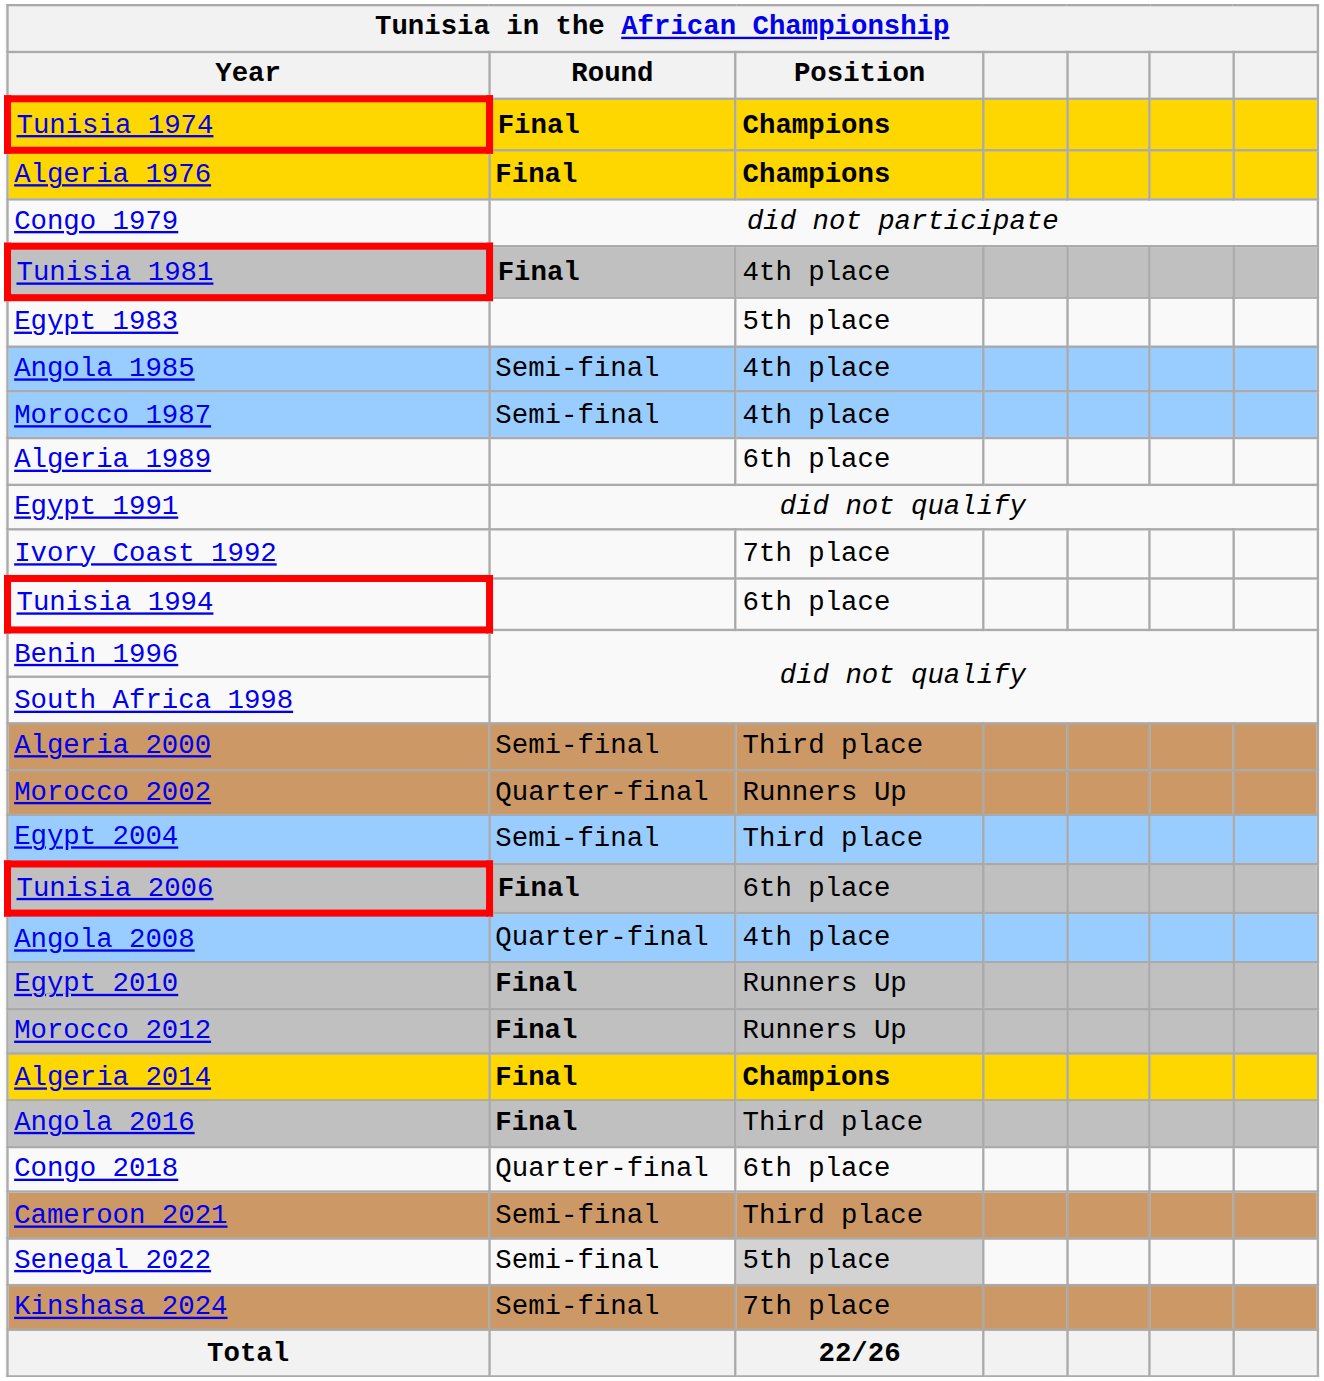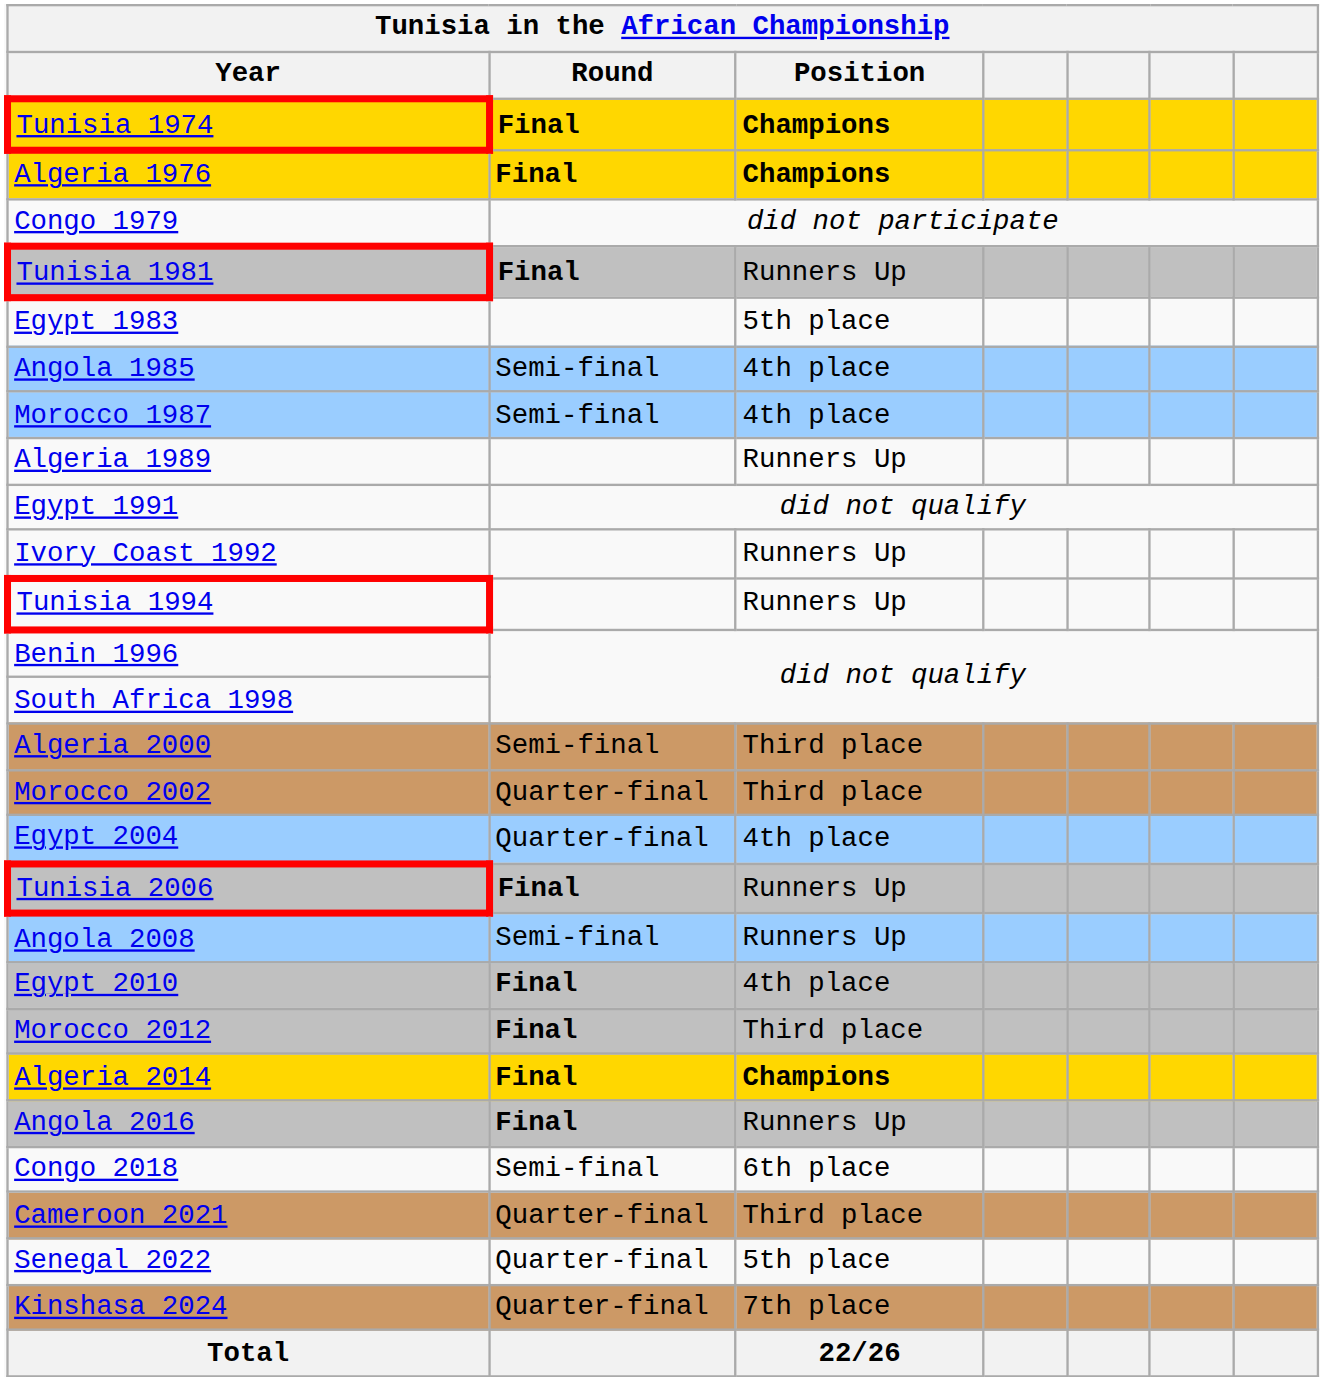(816, 272) 4th place -> (825, 272) Runners Up
(816, 461) 6th place -> (825, 461) Runners Up
(816, 554) 7th place -> (825, 554) Runners Up
(816, 603) 6th place -> (825, 603) Runners Up
(825, 792) Runners Up -> (833, 792) Third place
(577, 839) Semi-final -> (602, 839) Quarter-final
(833, 839) Third place -> (816, 839) 4th place
(816, 889) 6th place -> (825, 889) Runners Up
(602, 938) Quarter-final -> (577, 938) Semi-final
(816, 938) 4th place -> (825, 938) Runners Up
(825, 985) Runners Up -> (816, 985) 4th place
(825, 1031) Runners Up -> (833, 1031) Third place
(833, 1123) Third place -> (825, 1123) Runners Up
(602, 1169) Quarter-final -> (577, 1169) Semi-final
(577, 1215) Semi-final -> (602, 1215) Quarter-final
(577, 1261) Semi-final -> (602, 1261) Quarter-final
(816, 1261) lightgrey background -> (816, 1261) no background
(577, 1307) Semi-final -> (602, 1307) Quarter-final
